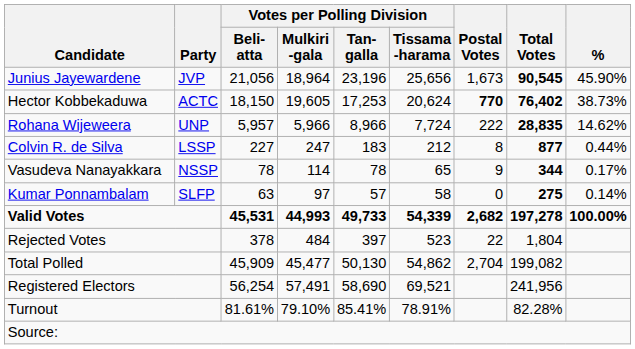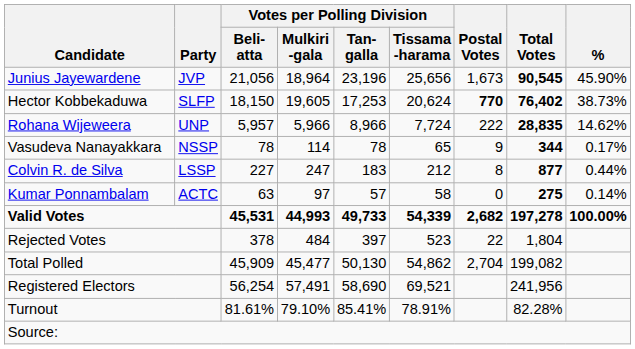(198, 101) ACTC -> (197, 101) SLFP
rows swapped: (65, 147) <-> (85, 170)
(197, 194) SLFP -> (198, 194) ACTC
